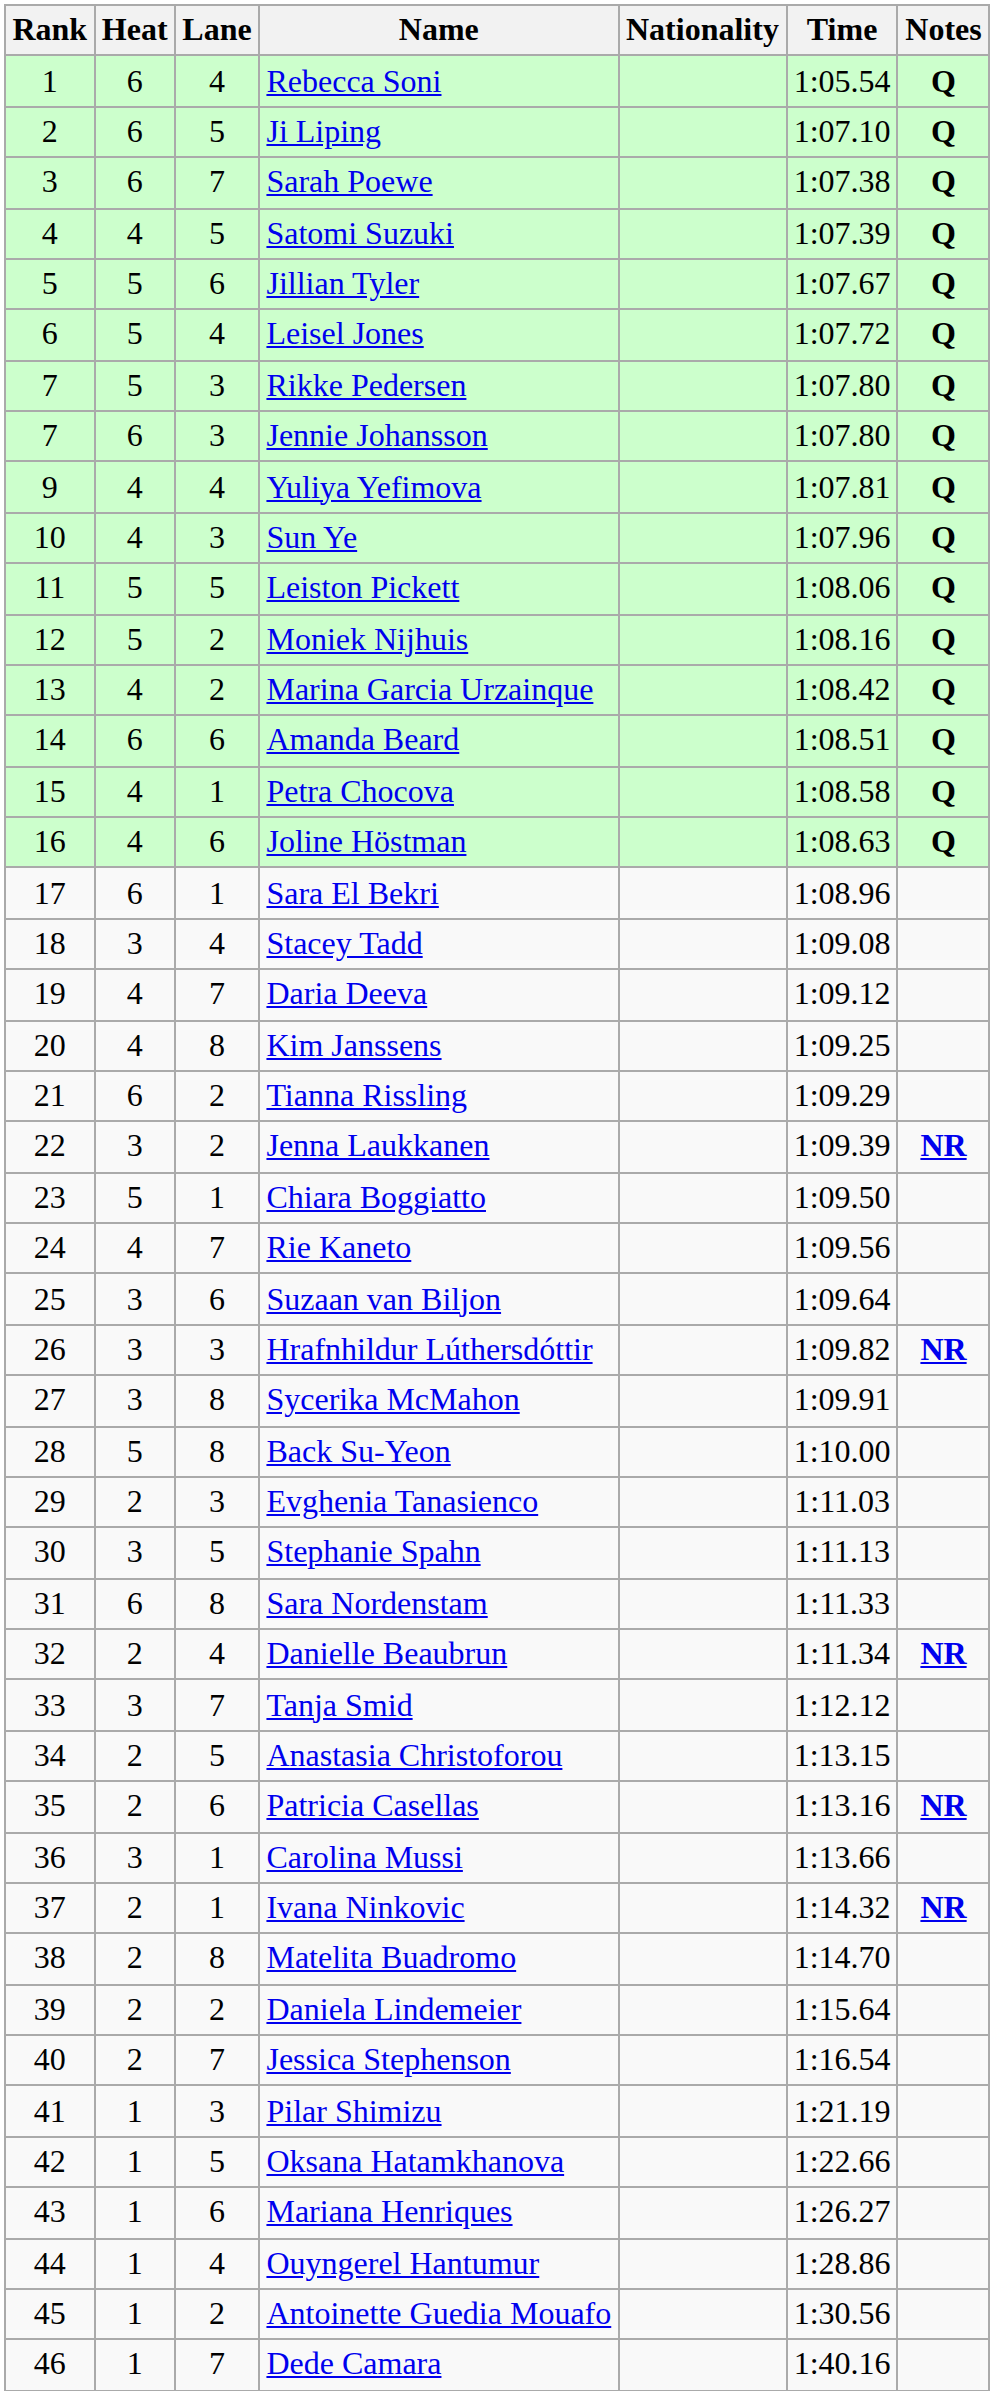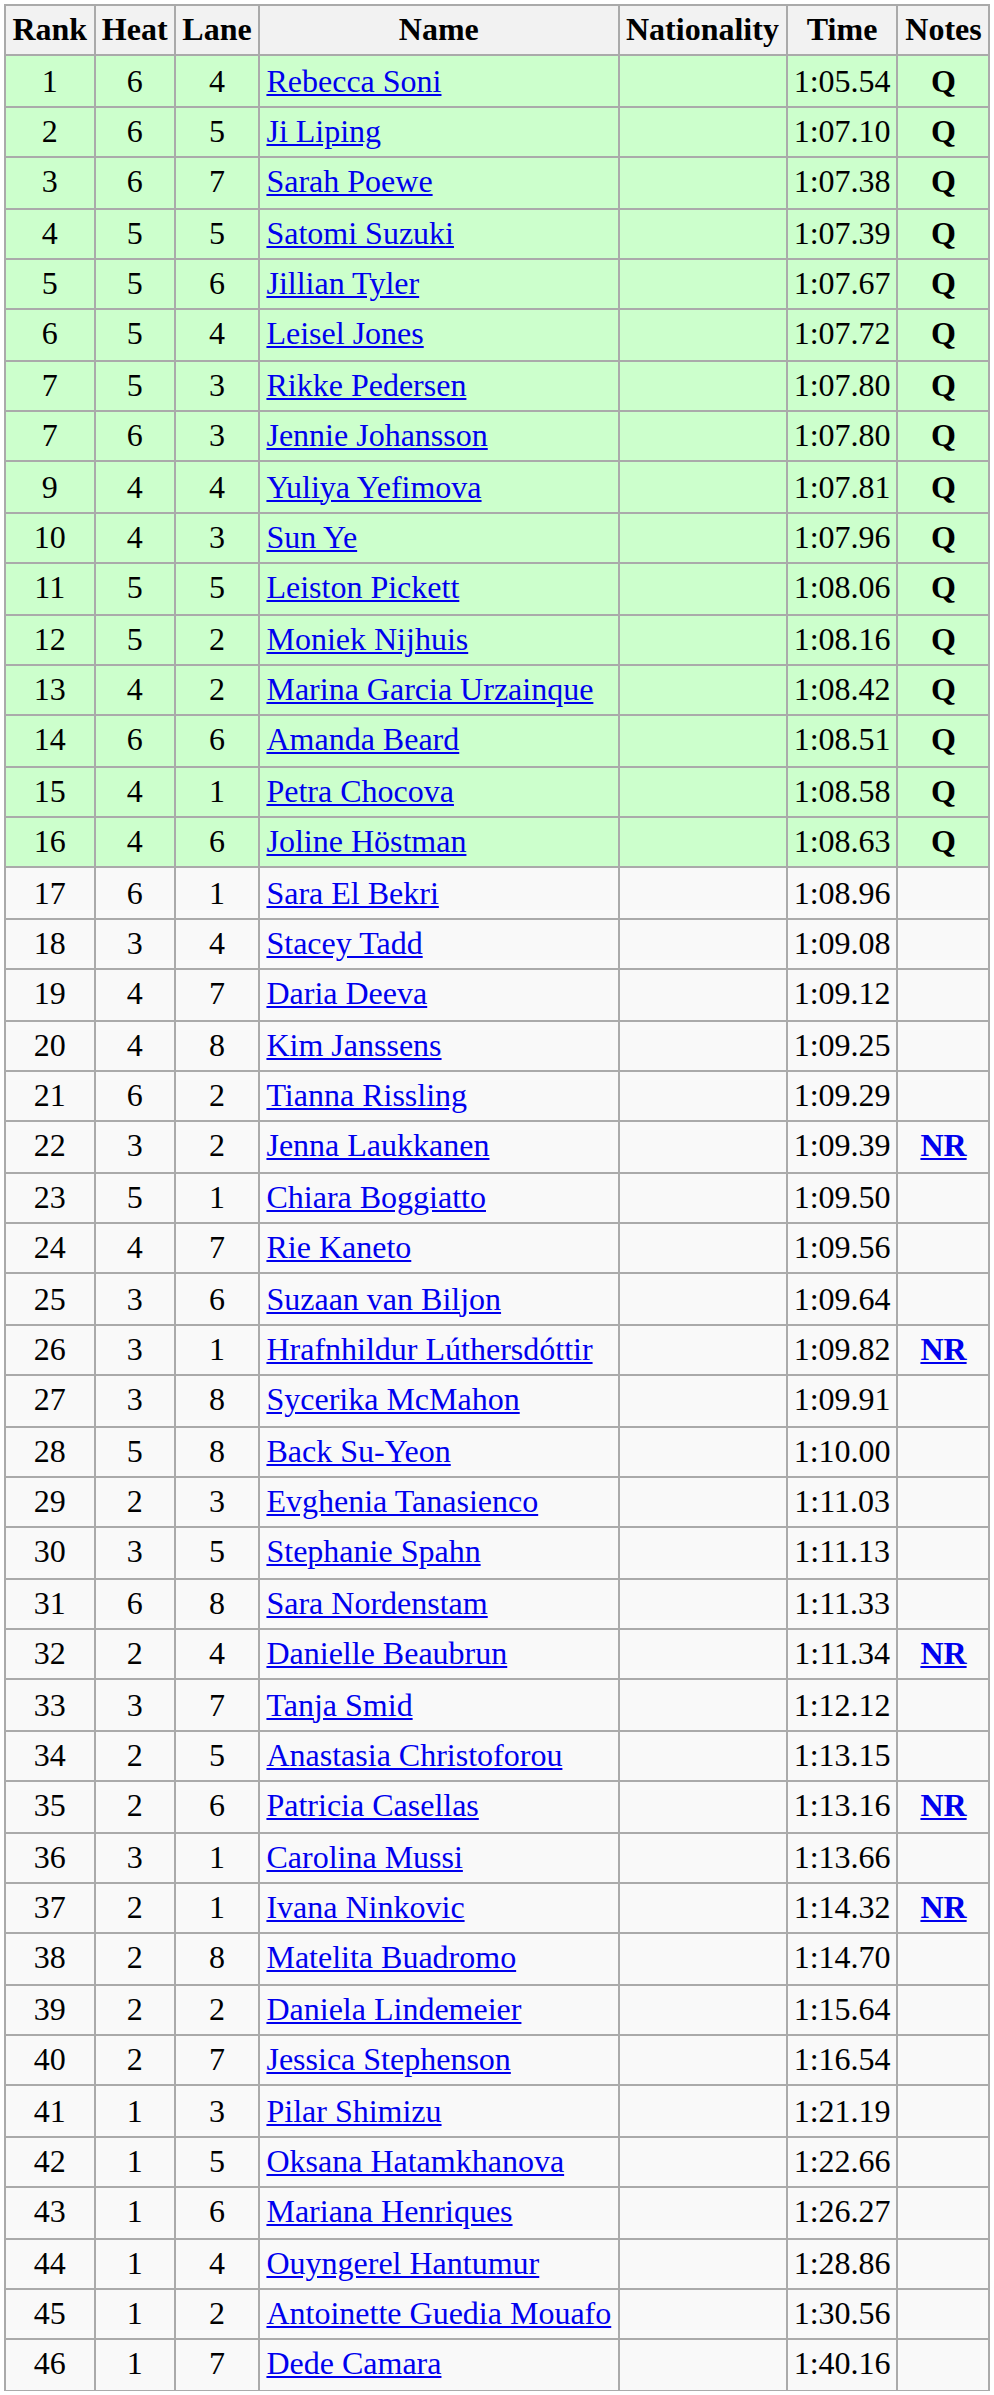(135, 232) 4 -> (135, 232) 5
(217, 1349) 3 -> (217, 1349) 1
